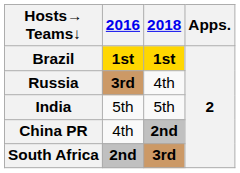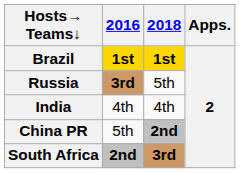(164, 82) 4th -> (164, 82) 5th
(123, 107) 5th -> (123, 107) 4th
(164, 107) 5th -> (164, 107) 4th
(123, 131) 4th -> (123, 131) 5th
